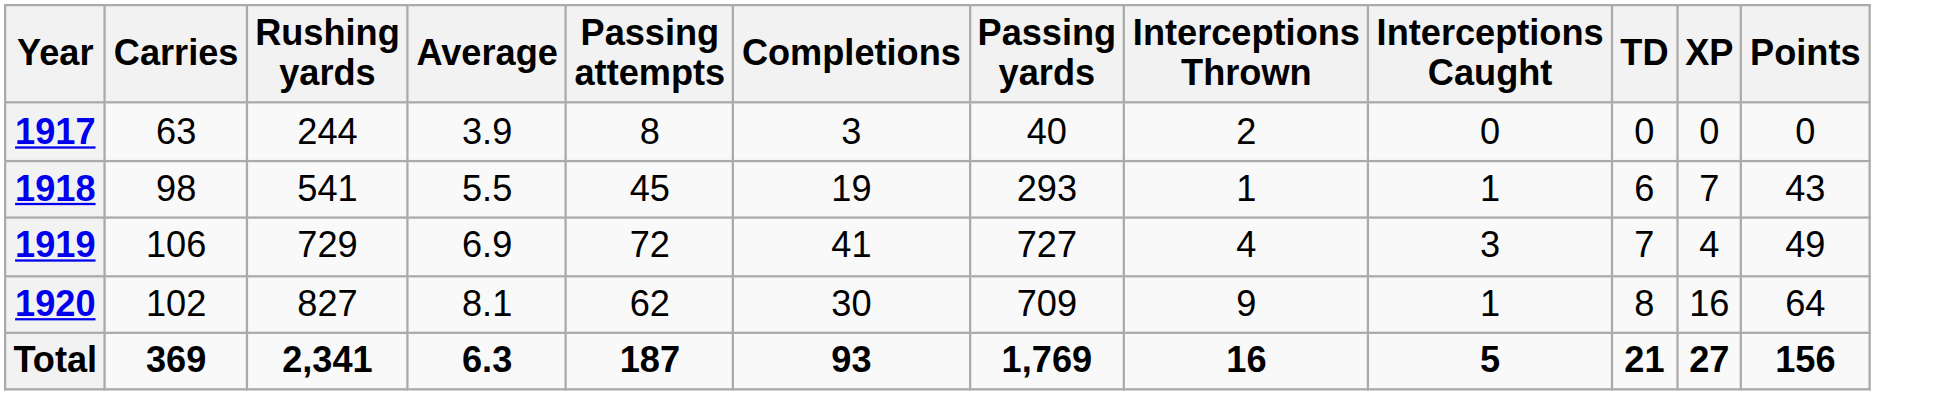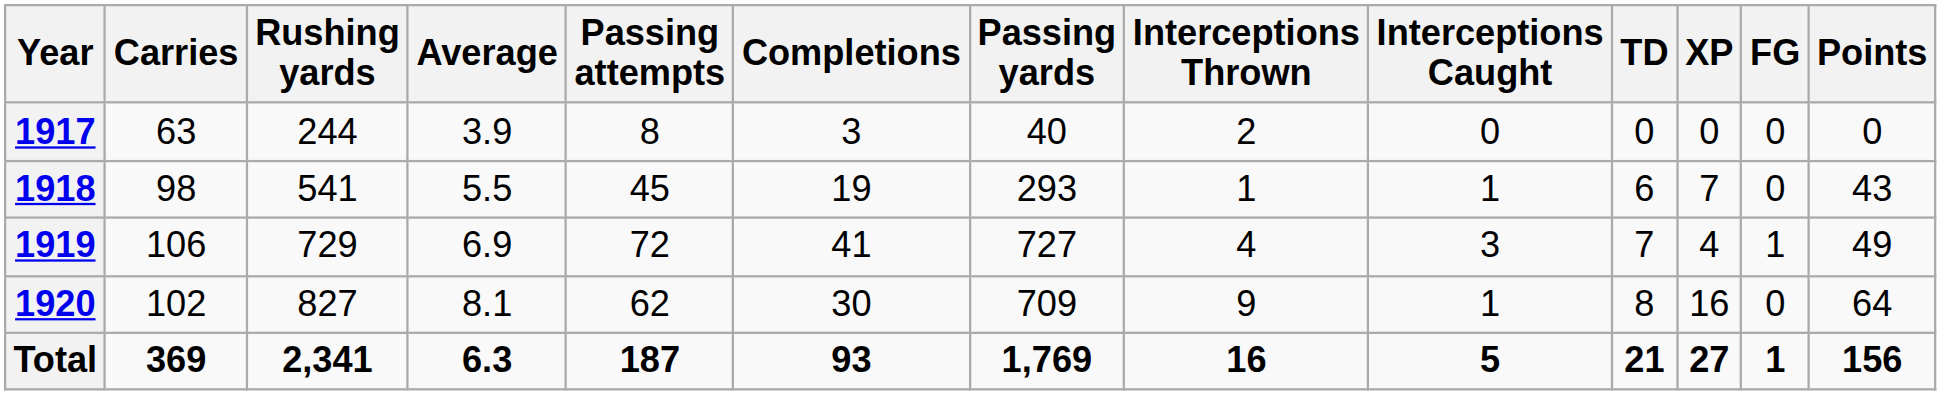+ column: (1775, 53)
